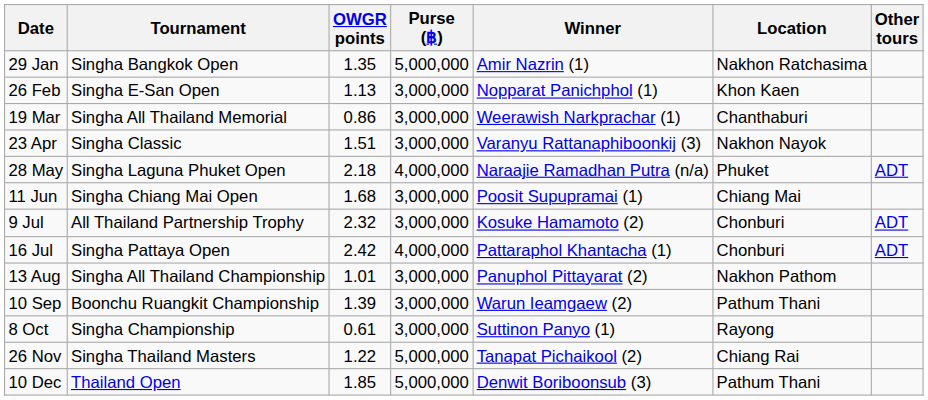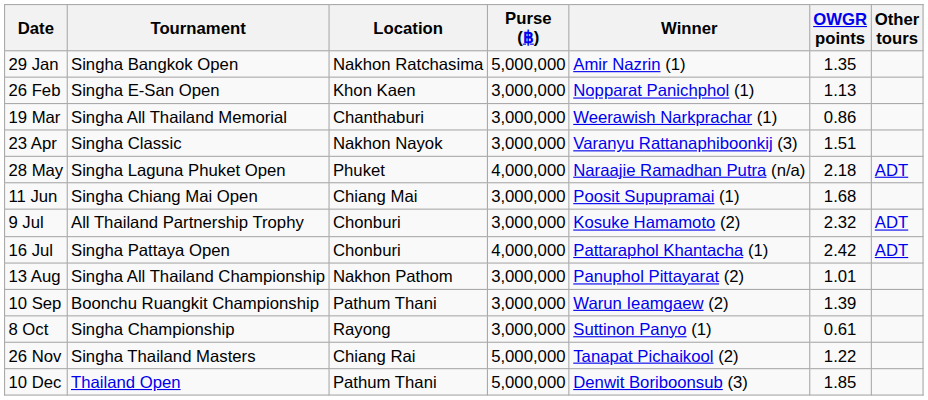columns swapped: (792, 28) <-> (360, 28)
